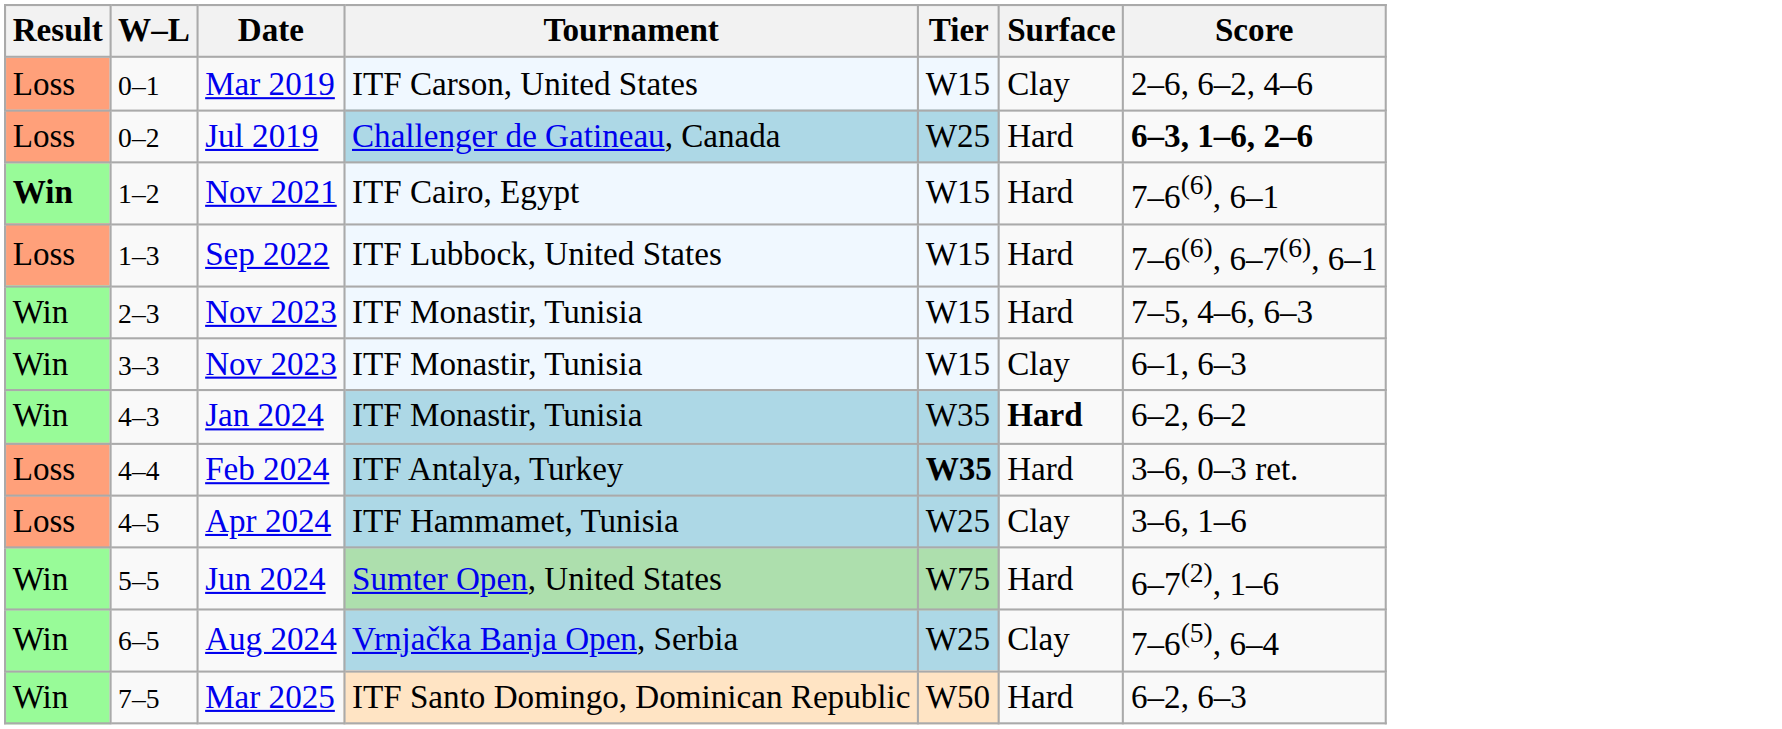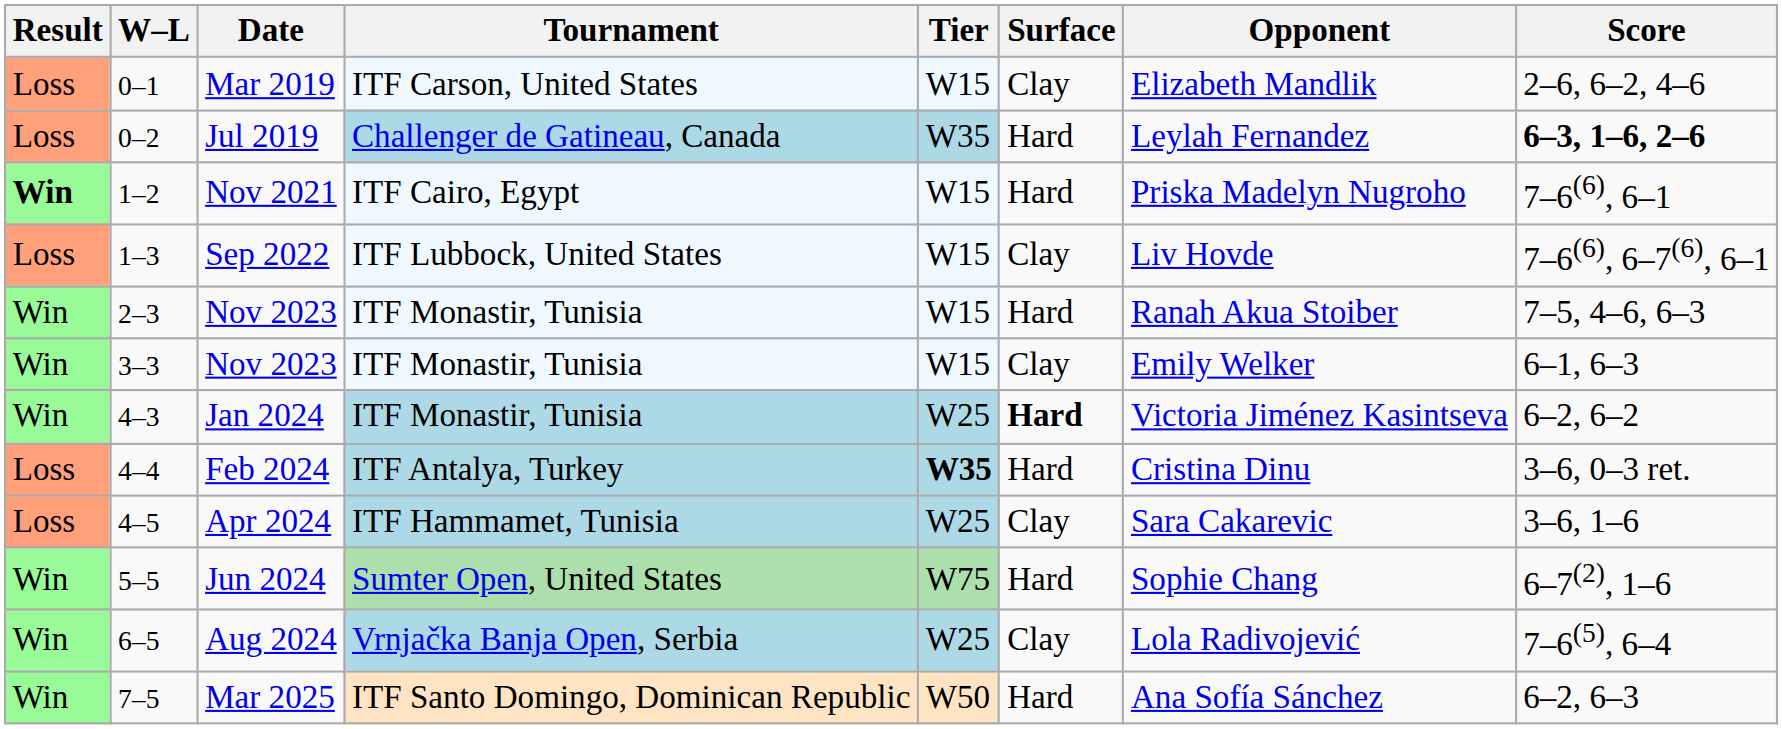+ column: (1319, 30)
(958, 135) W25 -> (958, 135) W35
(1040, 254) Hard -> (1038, 254) Clay
(958, 416) W35 -> (958, 416) W25
